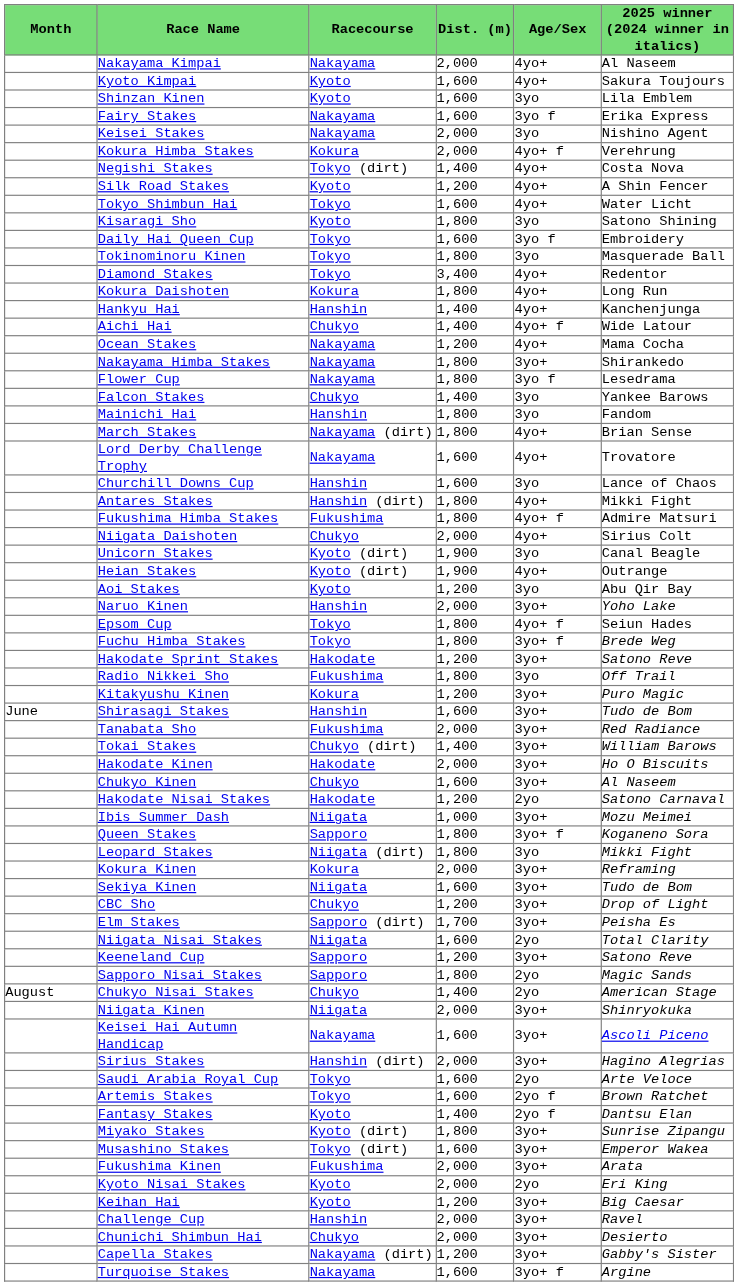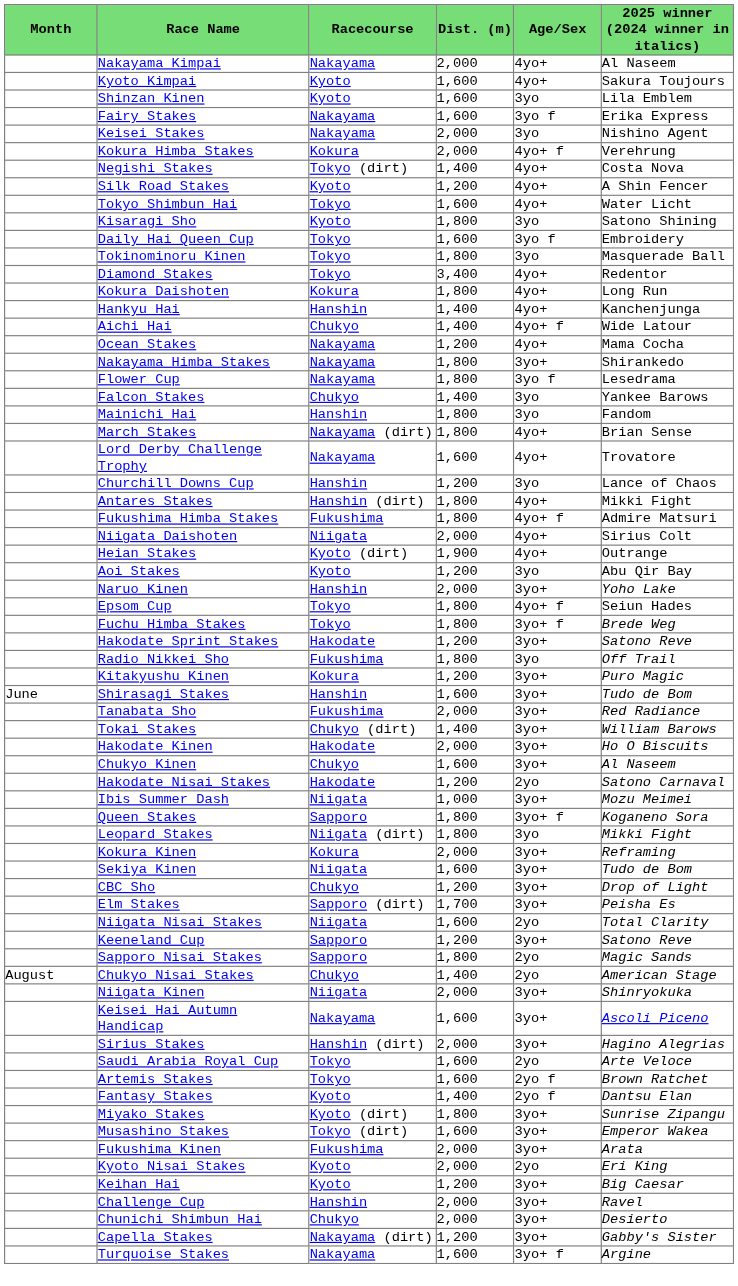(457, 484) 1,600 -> (457, 484) 1,200
(334, 536) Chukyo -> (338, 536) Niigata
- row: (155, 554)
